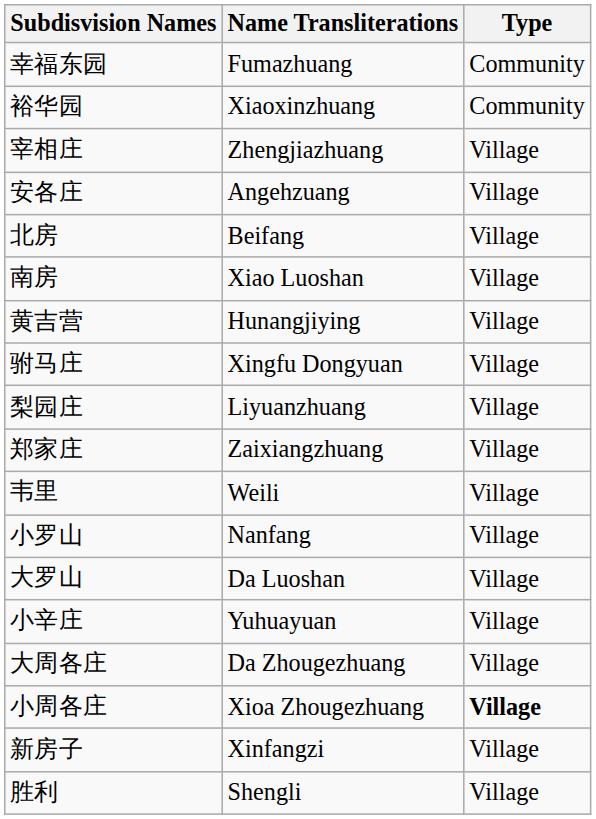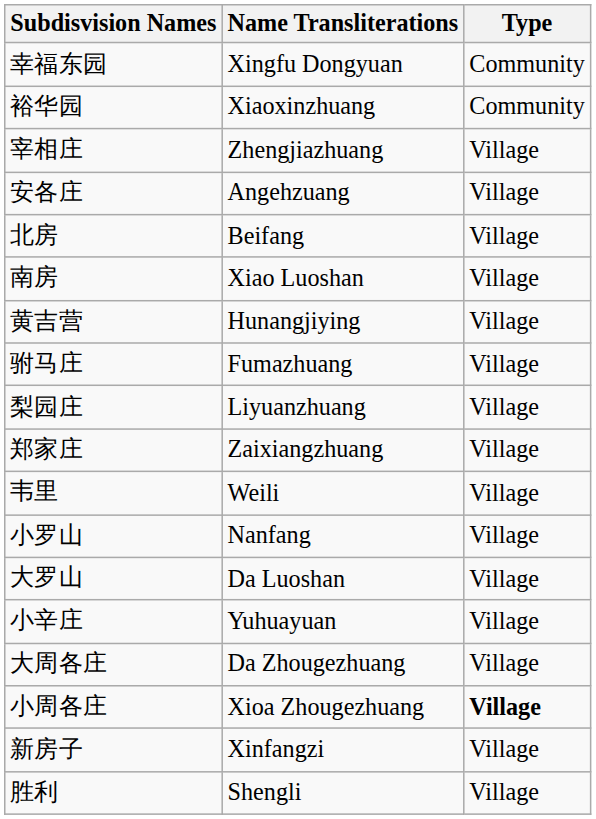(290, 64) Fumazhuang -> (315, 64) Xingfu Dongyuan
(315, 364) Xingfu Dongyuan -> (290, 364) Fumazhuang
